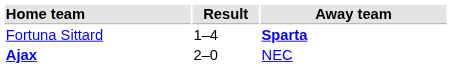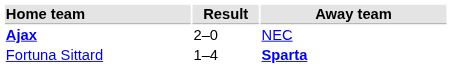rows swapped: (21, 55) <-> (54, 35)
